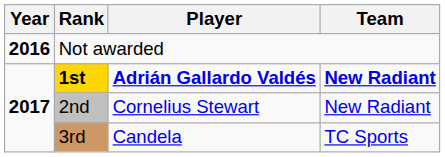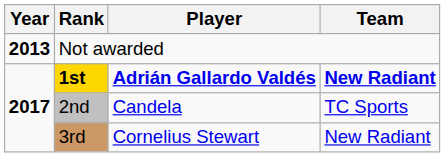(30, 48) 2016 -> (30, 48) 2013
(186, 107) Cornelius Stewart -> (147, 107) Candela
(378, 107) New Radiant -> (366, 107) TC Sports
(147, 136) Candela -> (186, 136) Cornelius Stewart
(366, 136) TC Sports -> (378, 136) New Radiant
